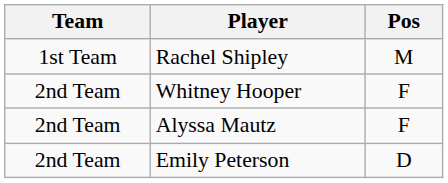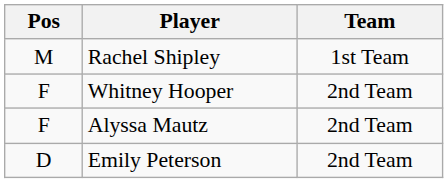columns swapped: (404, 21) <-> (78, 21)
